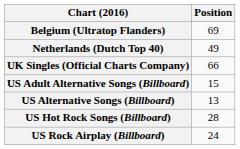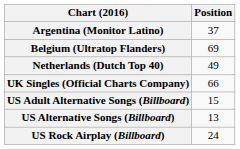+ row: (98, 30)
- row: (98, 118)
